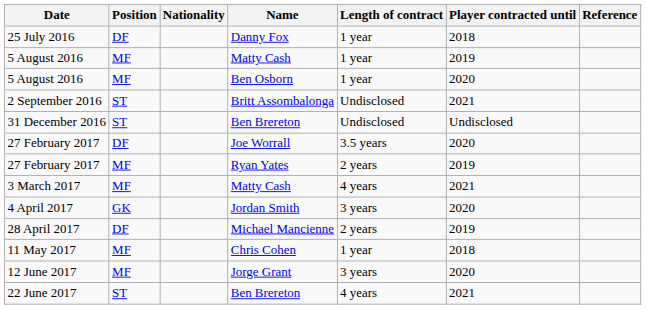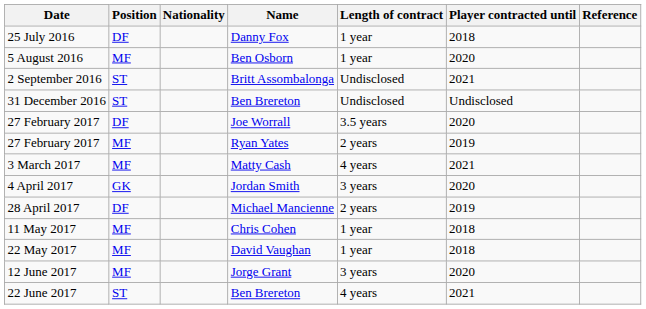- row: (45, 58)
+ row: (42, 250)
